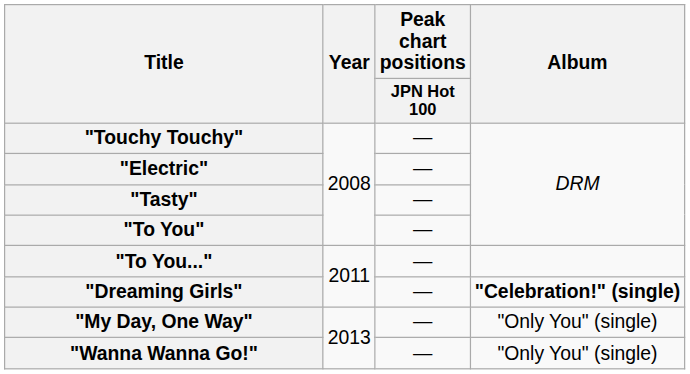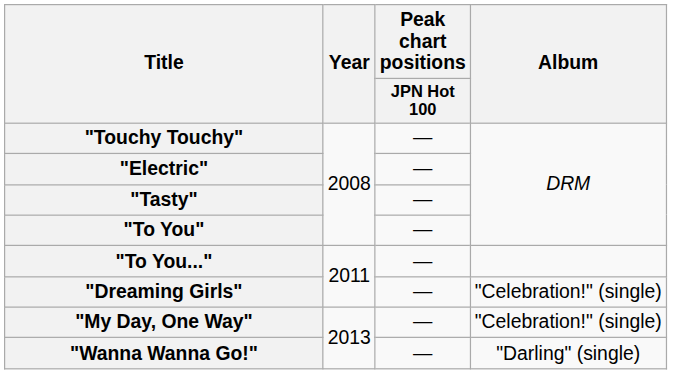(577, 291) bold -> (568, 291) normal
(577, 322) "Only You" (single) -> (568, 322) "Celebration!" (single)
(577, 353) "Only You" (single) -> (568, 353) "Darling" (single)
